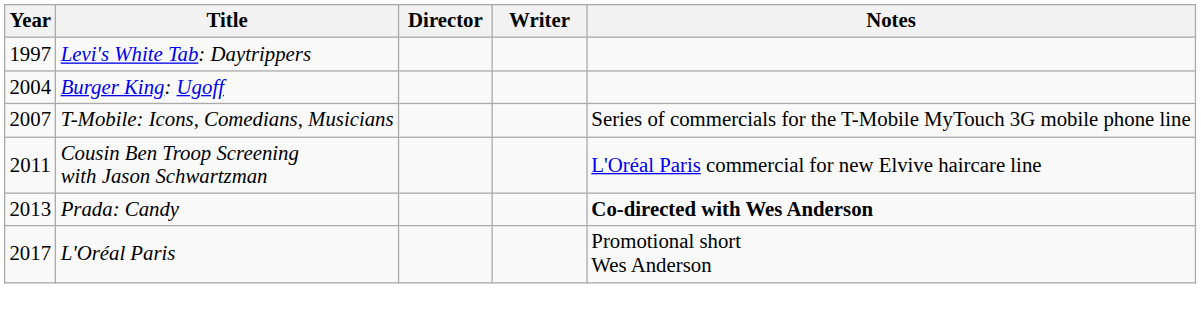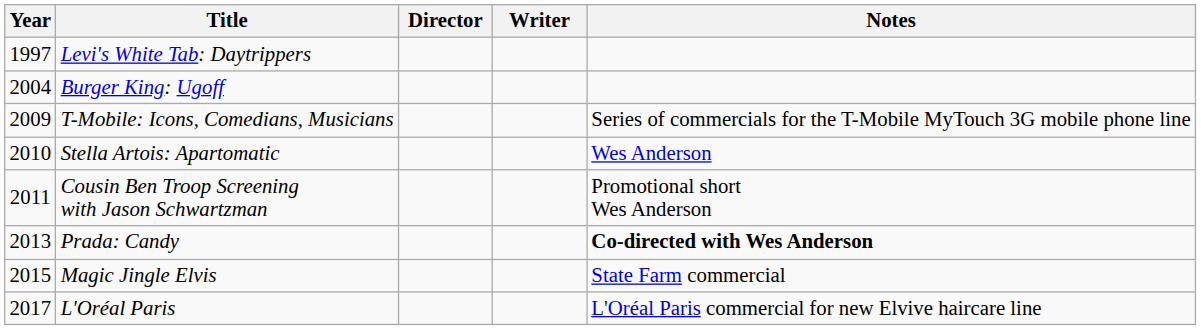(30, 119) 2007 -> (30, 119) 2009
+ row: (170, 152)
(816, 164) L'Oréal Paris commercial for new Elvive haircare line -> (666, 197) Promotional short Wes Anderson
+ row: (139, 275)
(666, 254) Promotional short Wes Anderson -> (816, 308) L'Oréal Paris commercial for new Elvive haircare line
